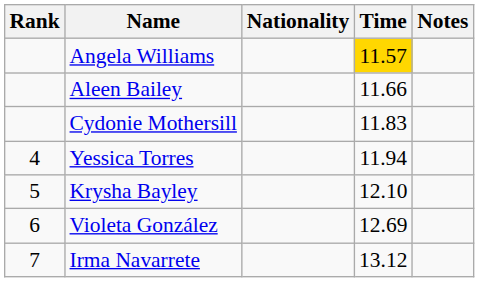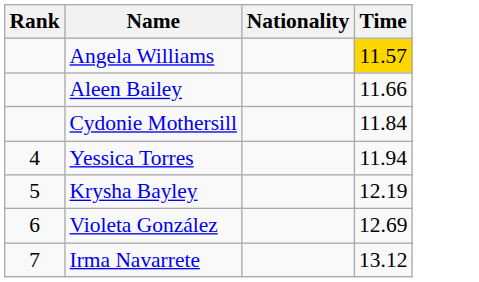- column: (443, 21)
(383, 123) 11.83 -> (383, 123) 11.84
(383, 191) 12.10 -> (383, 191) 12.19
